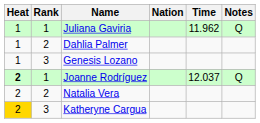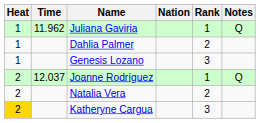columns swapped: (46, 12) <-> (204, 12)
(18, 77) bold -> (18, 77) normal
